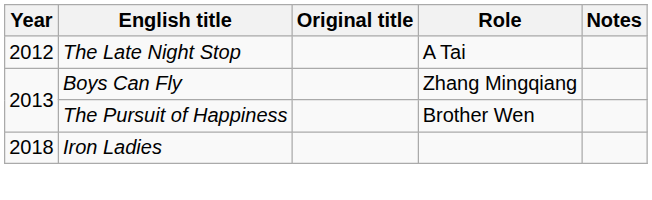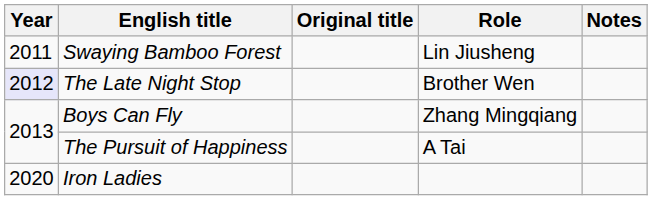+ row: (172, 52)
(31, 52) no background -> (31, 83) lavender background
(444, 52) A Tai -> (479, 83) Brother Wen
(479, 115) Brother Wen -> (444, 147) A Tai
(31, 147) 2018 -> (31, 178) 2020
